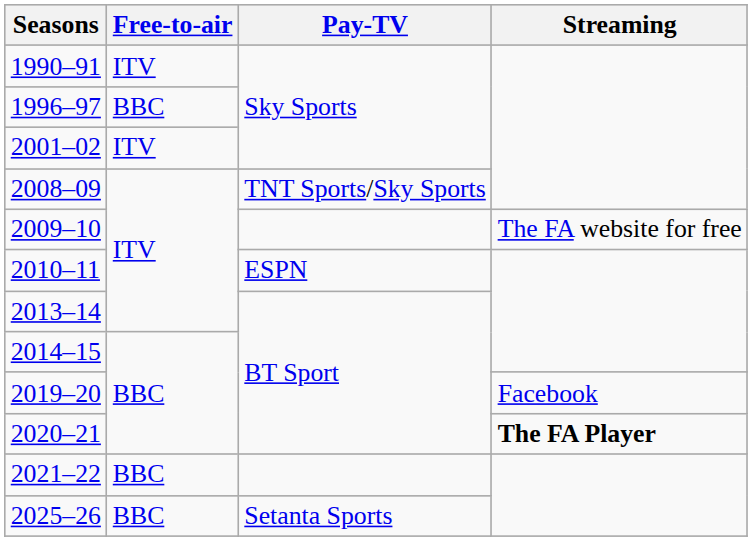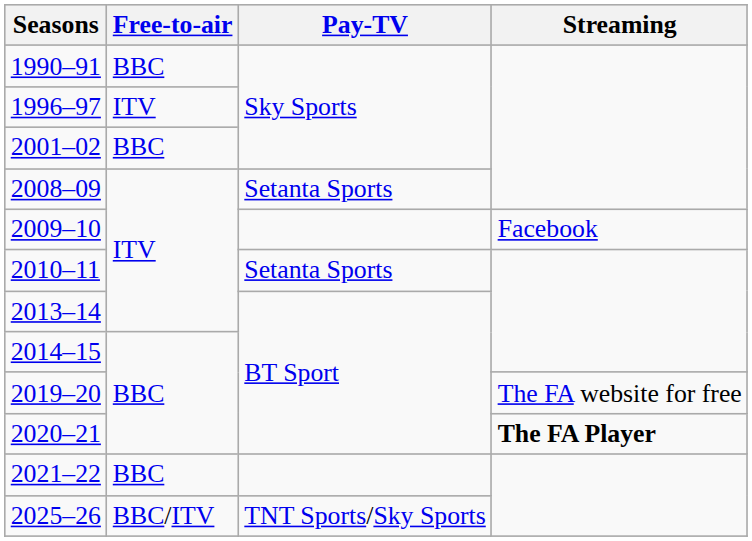(134, 65) ITV -> (139, 65) BBC
(139, 106) BBC -> (134, 106) ITV
(134, 147) ITV -> (139, 147) BBC
(365, 188) TNT Sports/Sky Sports -> (318, 188) Setanta Sports
(620, 229) The FA website for free -> (548, 229) Facebook
(276, 270) ESPN -> (318, 270) Setanta Sports
(548, 392) Facebook -> (620, 392) The FA website for free
(139, 515) BBC -> (164, 515) BBC/ITV
(318, 515) Setanta Sports -> (365, 515) TNT Sports/Sky Sports
